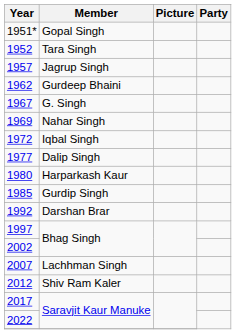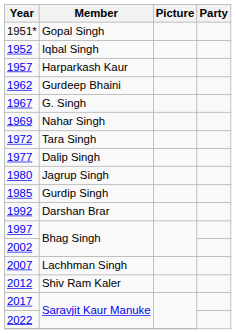(69, 49) Tara Singh -> (70, 49) Iqbal Singh
(75, 67) Jagrup Singh -> (85, 67) Harparkash Kaur
(70, 139) Iqbal Singh -> (69, 139) Tara Singh
(85, 175) Harparkash Kaur -> (75, 175) Jagrup Singh
